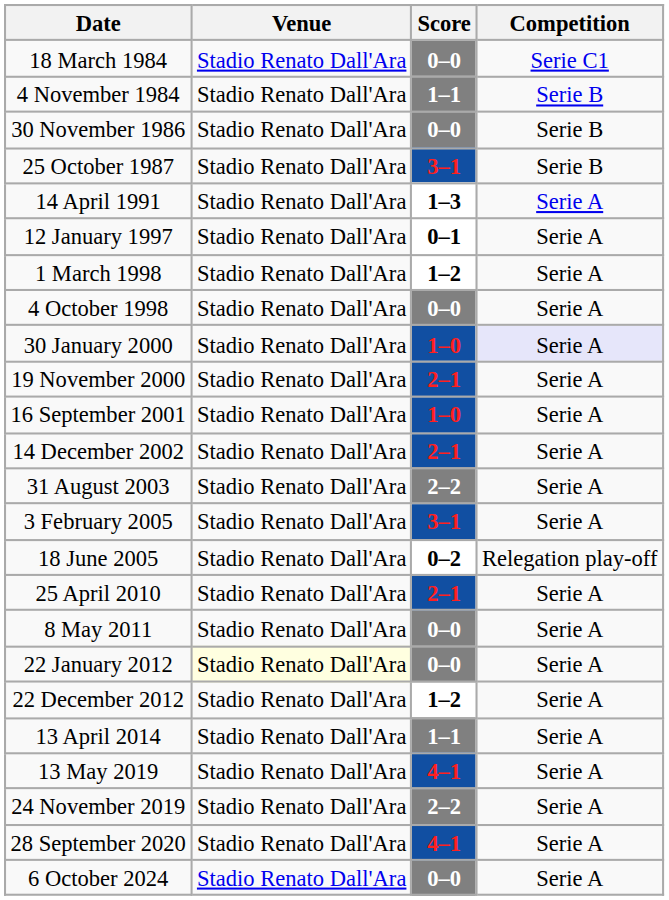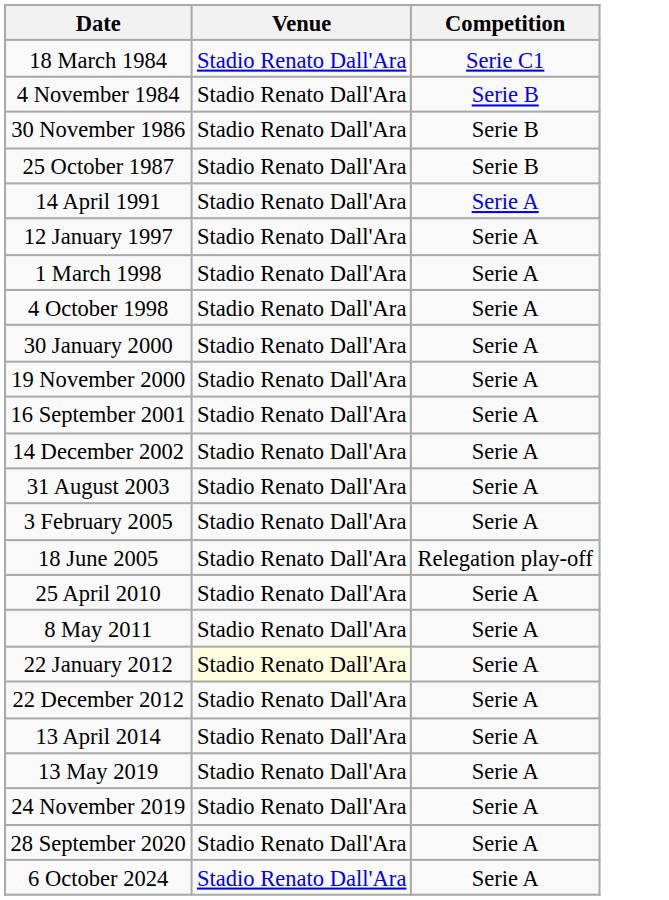- column: (444, 23)
(570, 343) lavender background -> (505, 343) no background
